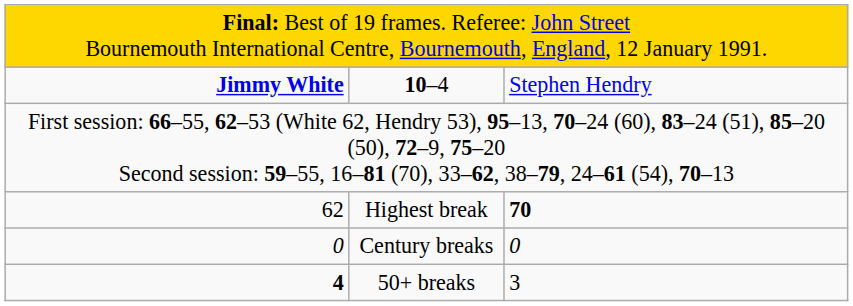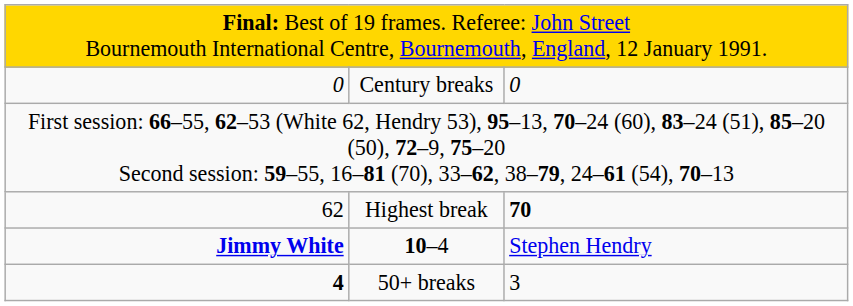rows swapped: (426, 85) <-> (426, 246)
